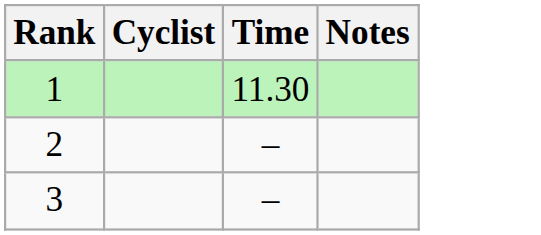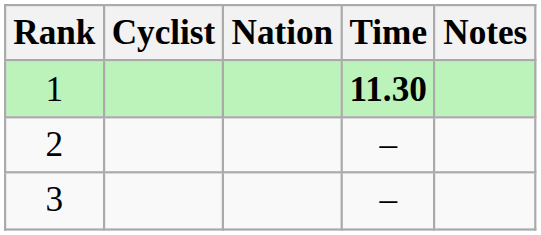+ column: (282, 32)
(270, 88) normal -> (388, 88) bold
